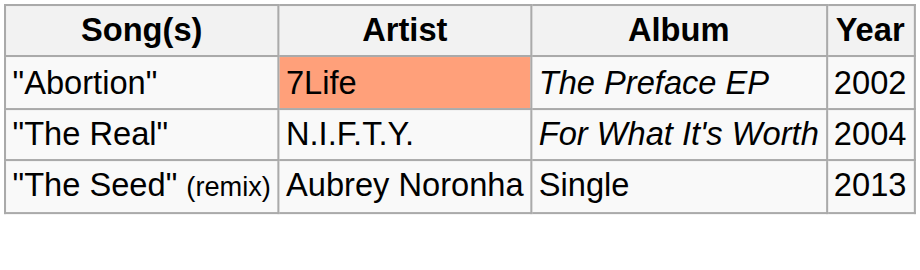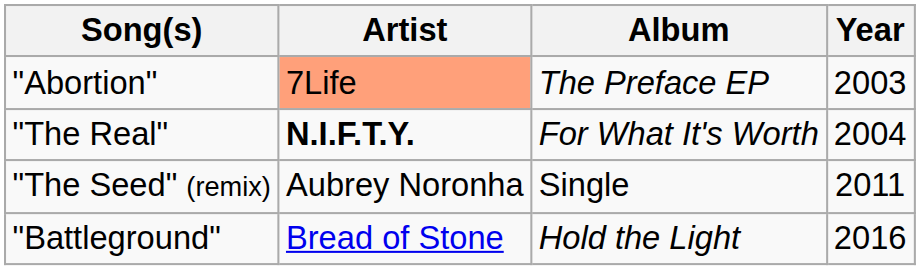(870, 82) 2002 -> (870, 82) 2003
(350, 133) normal -> (350, 133) bold
(870, 185) 2013 -> (870, 185) 2011
+ row: (117, 237)
